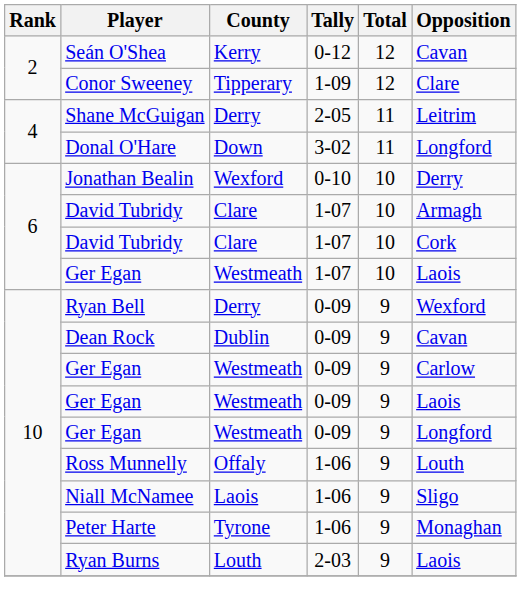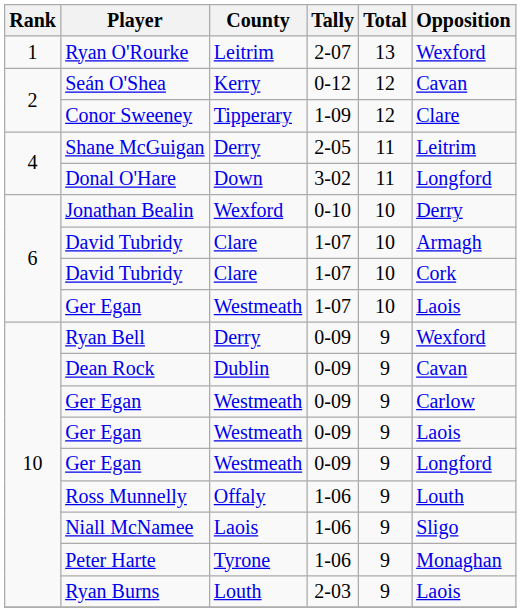+ row: (127, 52)
